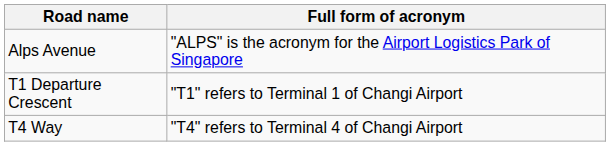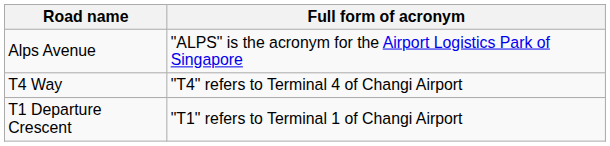rows swapped: (55, 94) <-> (35, 128)
